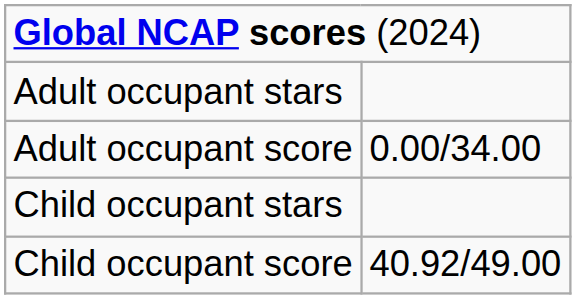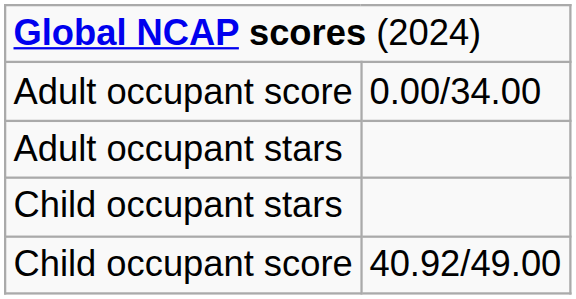rows swapped: (178, 90) <-> (183, 148)
